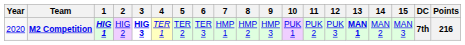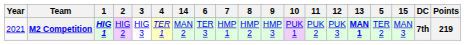columns swapped: (182, 11) <-> (380, 11)
(16, 28) 2020 -> (16, 28) 2021
(142, 28) bold -> (142, 28) normal
(446, 28) 216 -> (446, 28) 219
